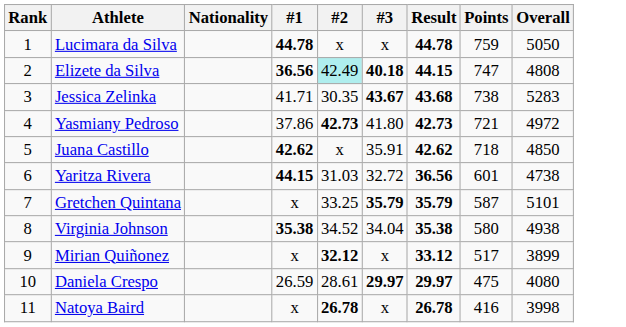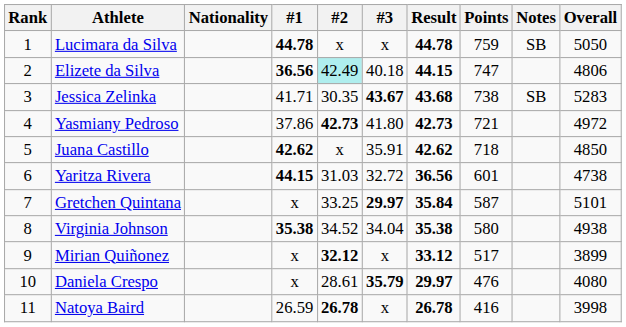+ column: (536, 17)
(385, 70) bold -> (385, 70) normal
(543, 70) 4808 -> (590, 70) 4806
(385, 202) 35.79 -> (385, 202) 29.97
(434, 202) 35.79 -> (434, 202) 35.84
(295, 281) 26.59 -> (295, 281) x
(385, 281) 29.97 -> (385, 281) 35.79
(486, 281) 475 -> (486, 281) 476
(295, 307) x -> (295, 307) 26.59
